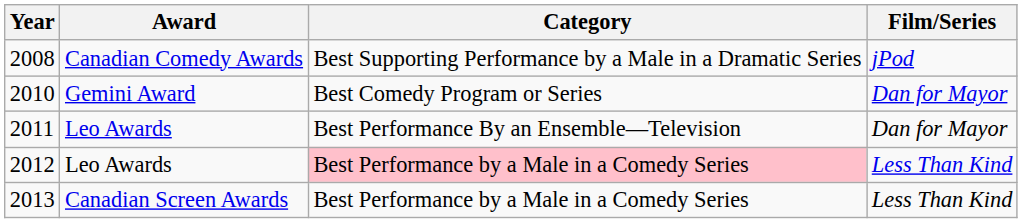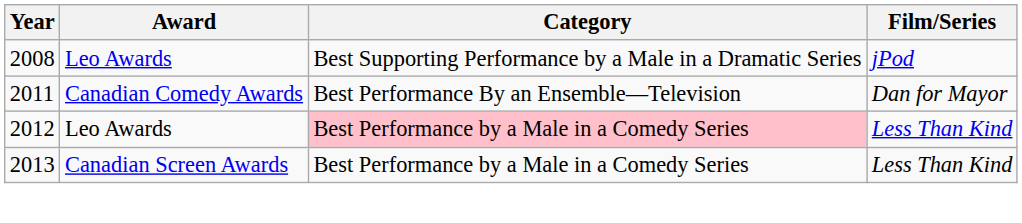(184, 57) Canadian Comedy Awards -> (118, 57) Leo Awards
- row: (32, 93)
(118, 128) Leo Awards -> (184, 93) Canadian Comedy Awards
